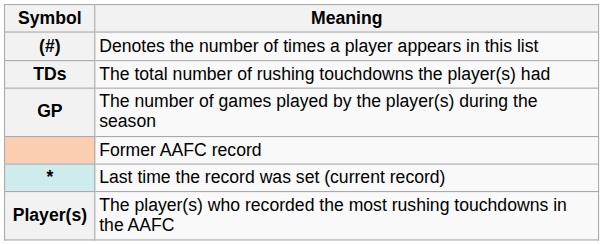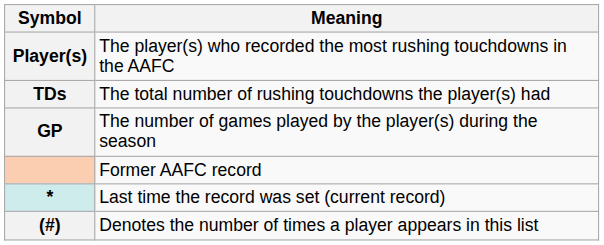rows swapped: (50, 215) <-> (50, 46)
